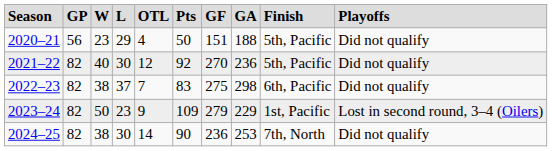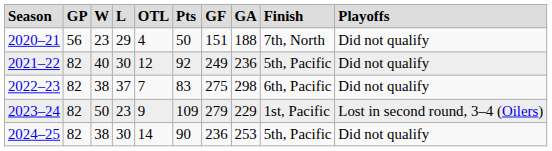(298, 39) 5th, Pacific -> (294, 39) 7th, North
(216, 63) 270 -> (216, 63) 249
(294, 134) 7th, North -> (298, 134) 5th, Pacific
